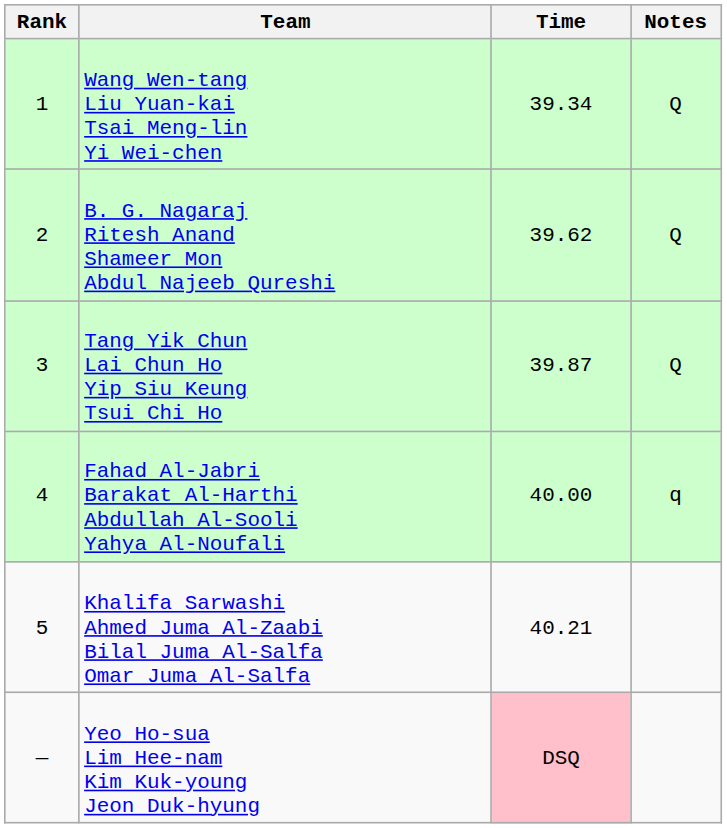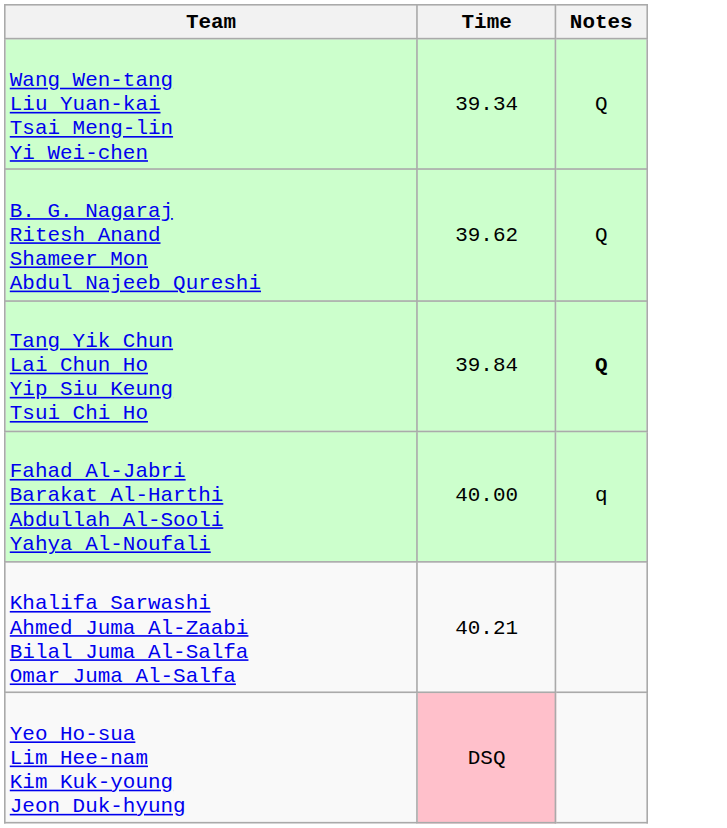- column: (42, 22)
(561, 366) 39.87 -> (487, 366) 39.84
(676, 366) normal -> (601, 366) bold
